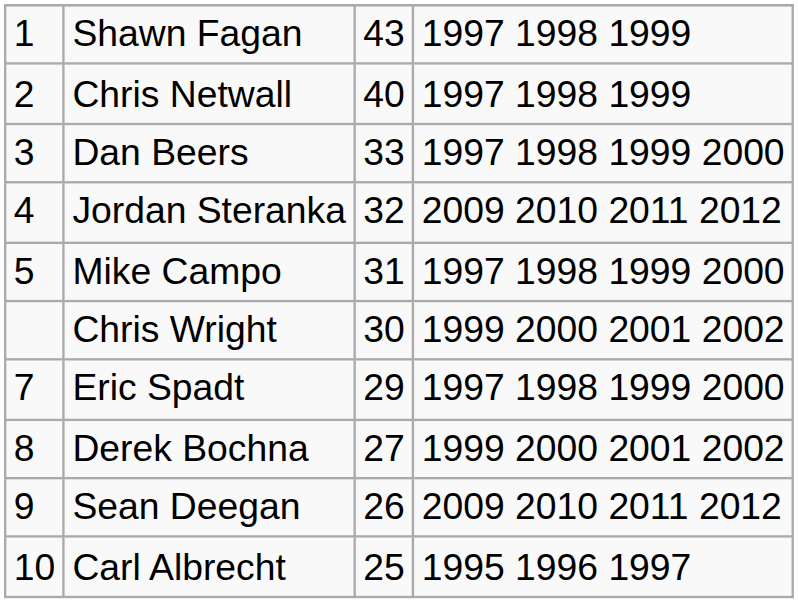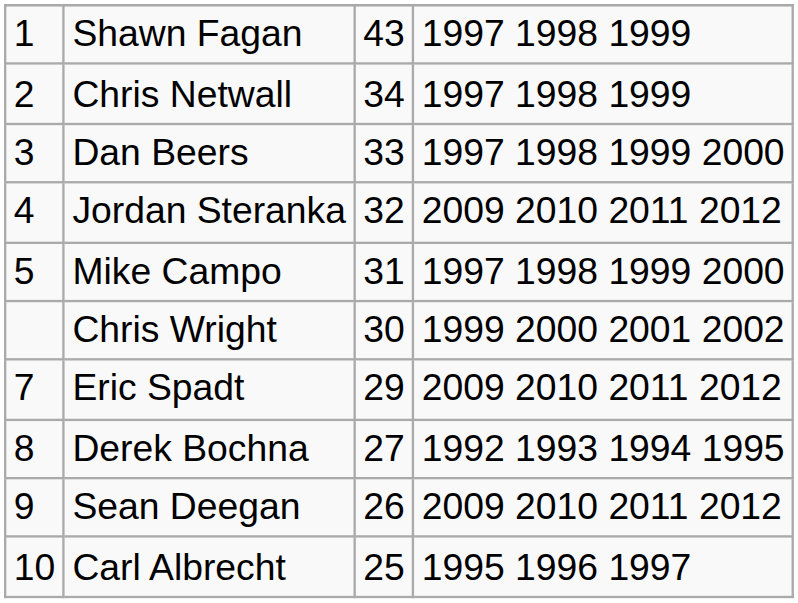(384, 93) 40 -> (384, 93) 34
(603, 388) 1997 1998 1999 2000 -> (602, 388) 2009 2010 2011 2012
(603, 447) 1999 2000 2001 2002 -> (603, 447) 1992 1993 1994 1995
